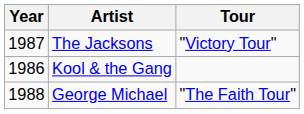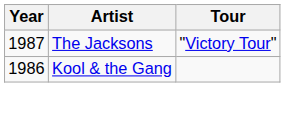- row: (110, 95)
